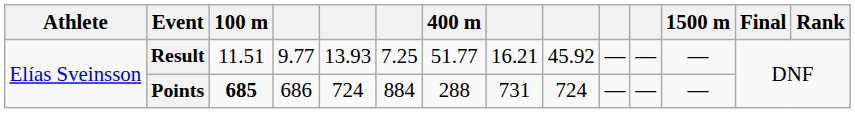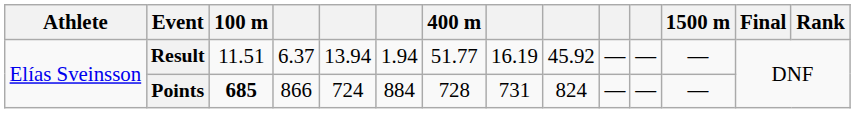(296, 56) 9.77 -> (296, 56) 6.37
(348, 56) 13.93 -> (348, 56) 13.94
(399, 56) 7.25 -> (399, 56) 1.94
(515, 56) 16.21 -> (515, 56) 16.19
(296, 90) 686 -> (296, 90) 866
(454, 90) 288 -> (454, 90) 728
(571, 90) 724 -> (571, 90) 824
